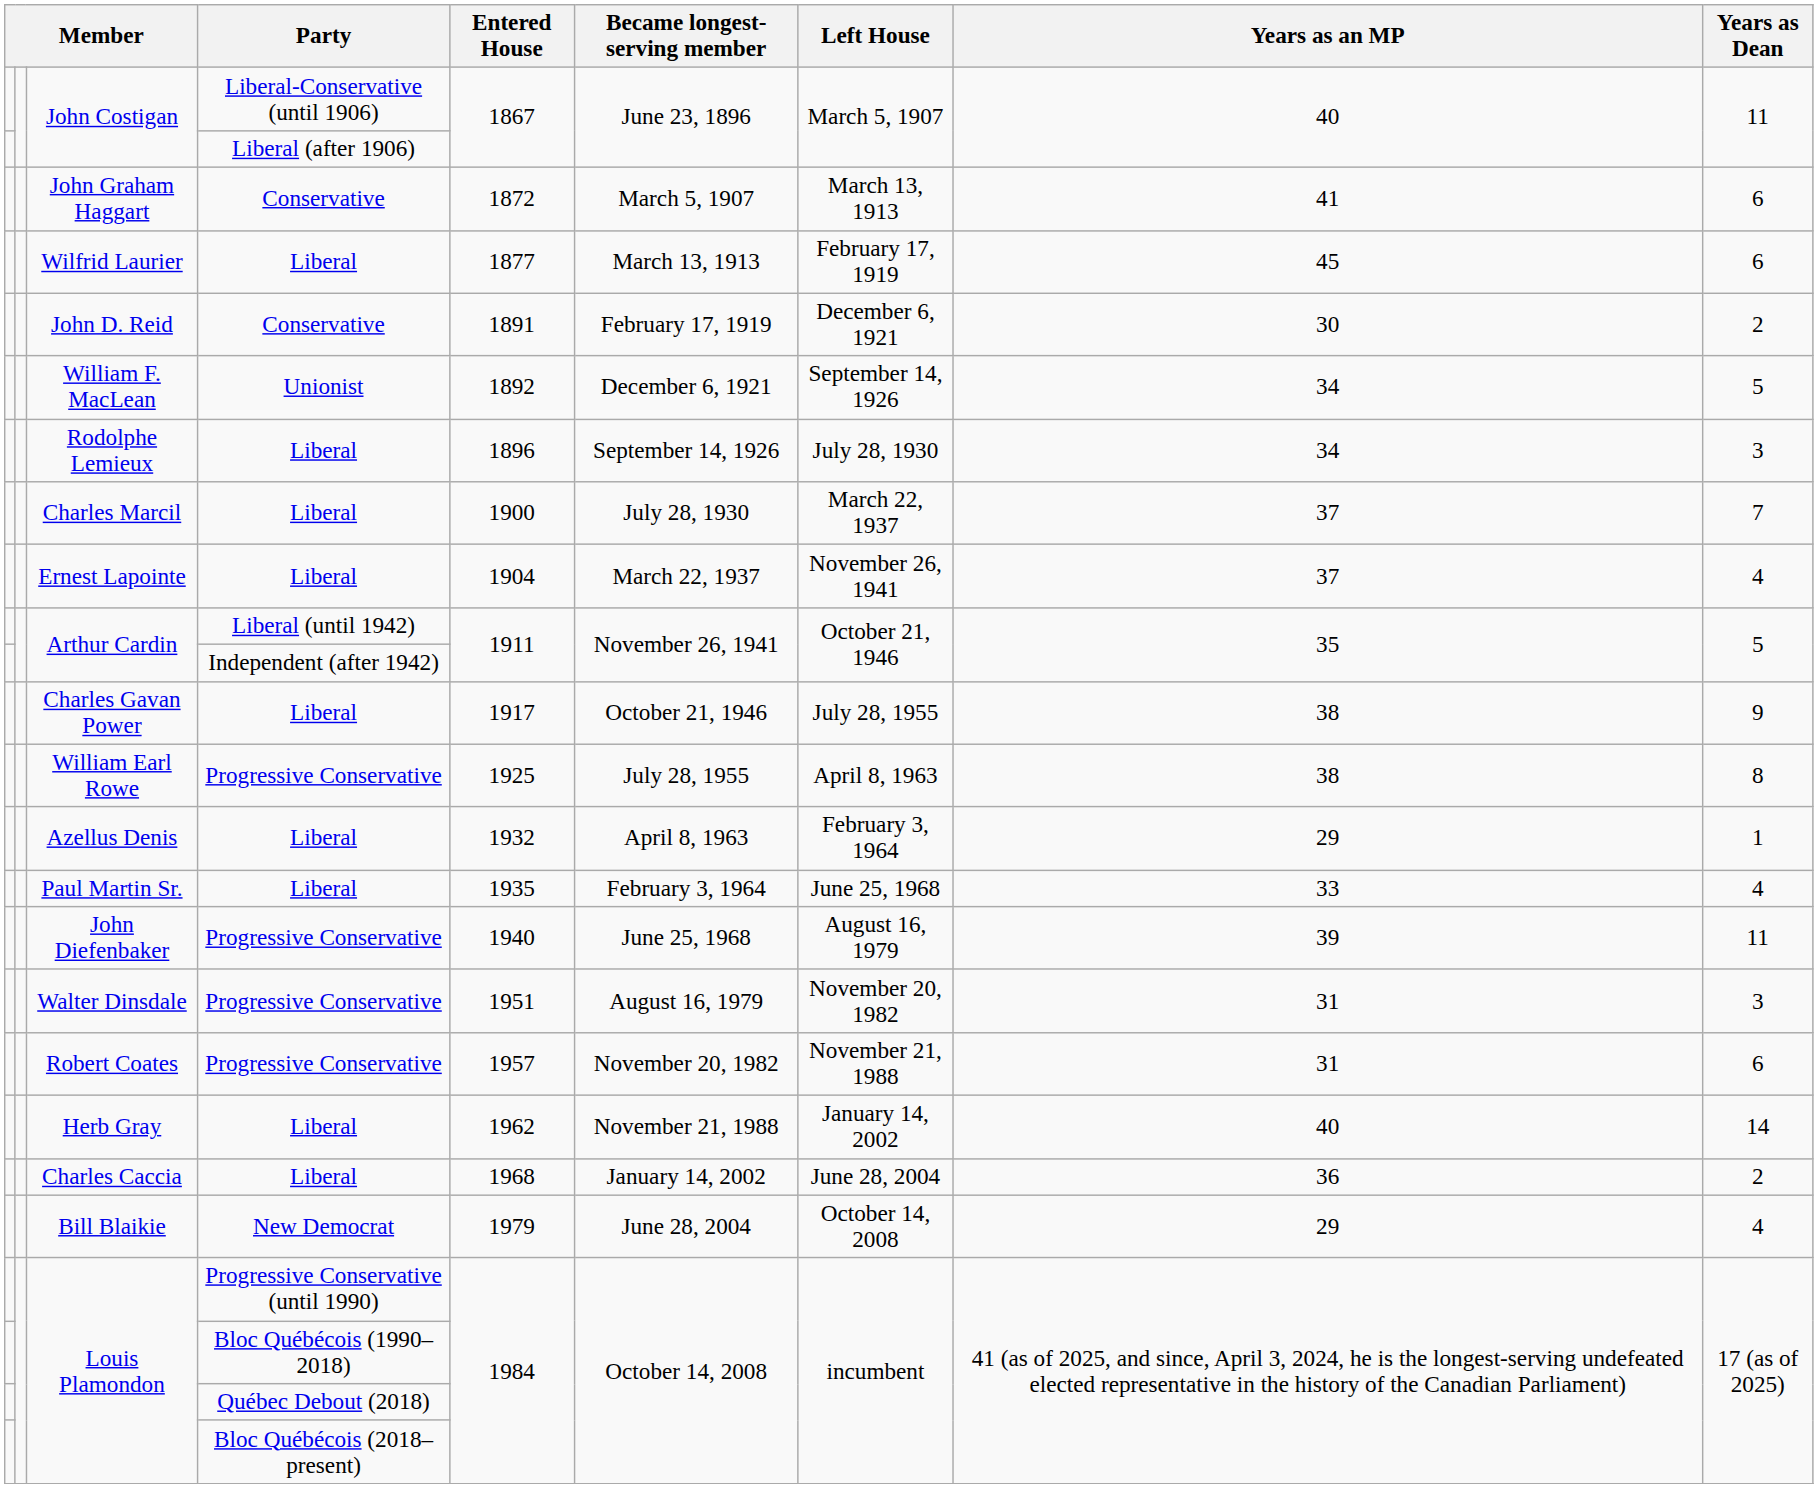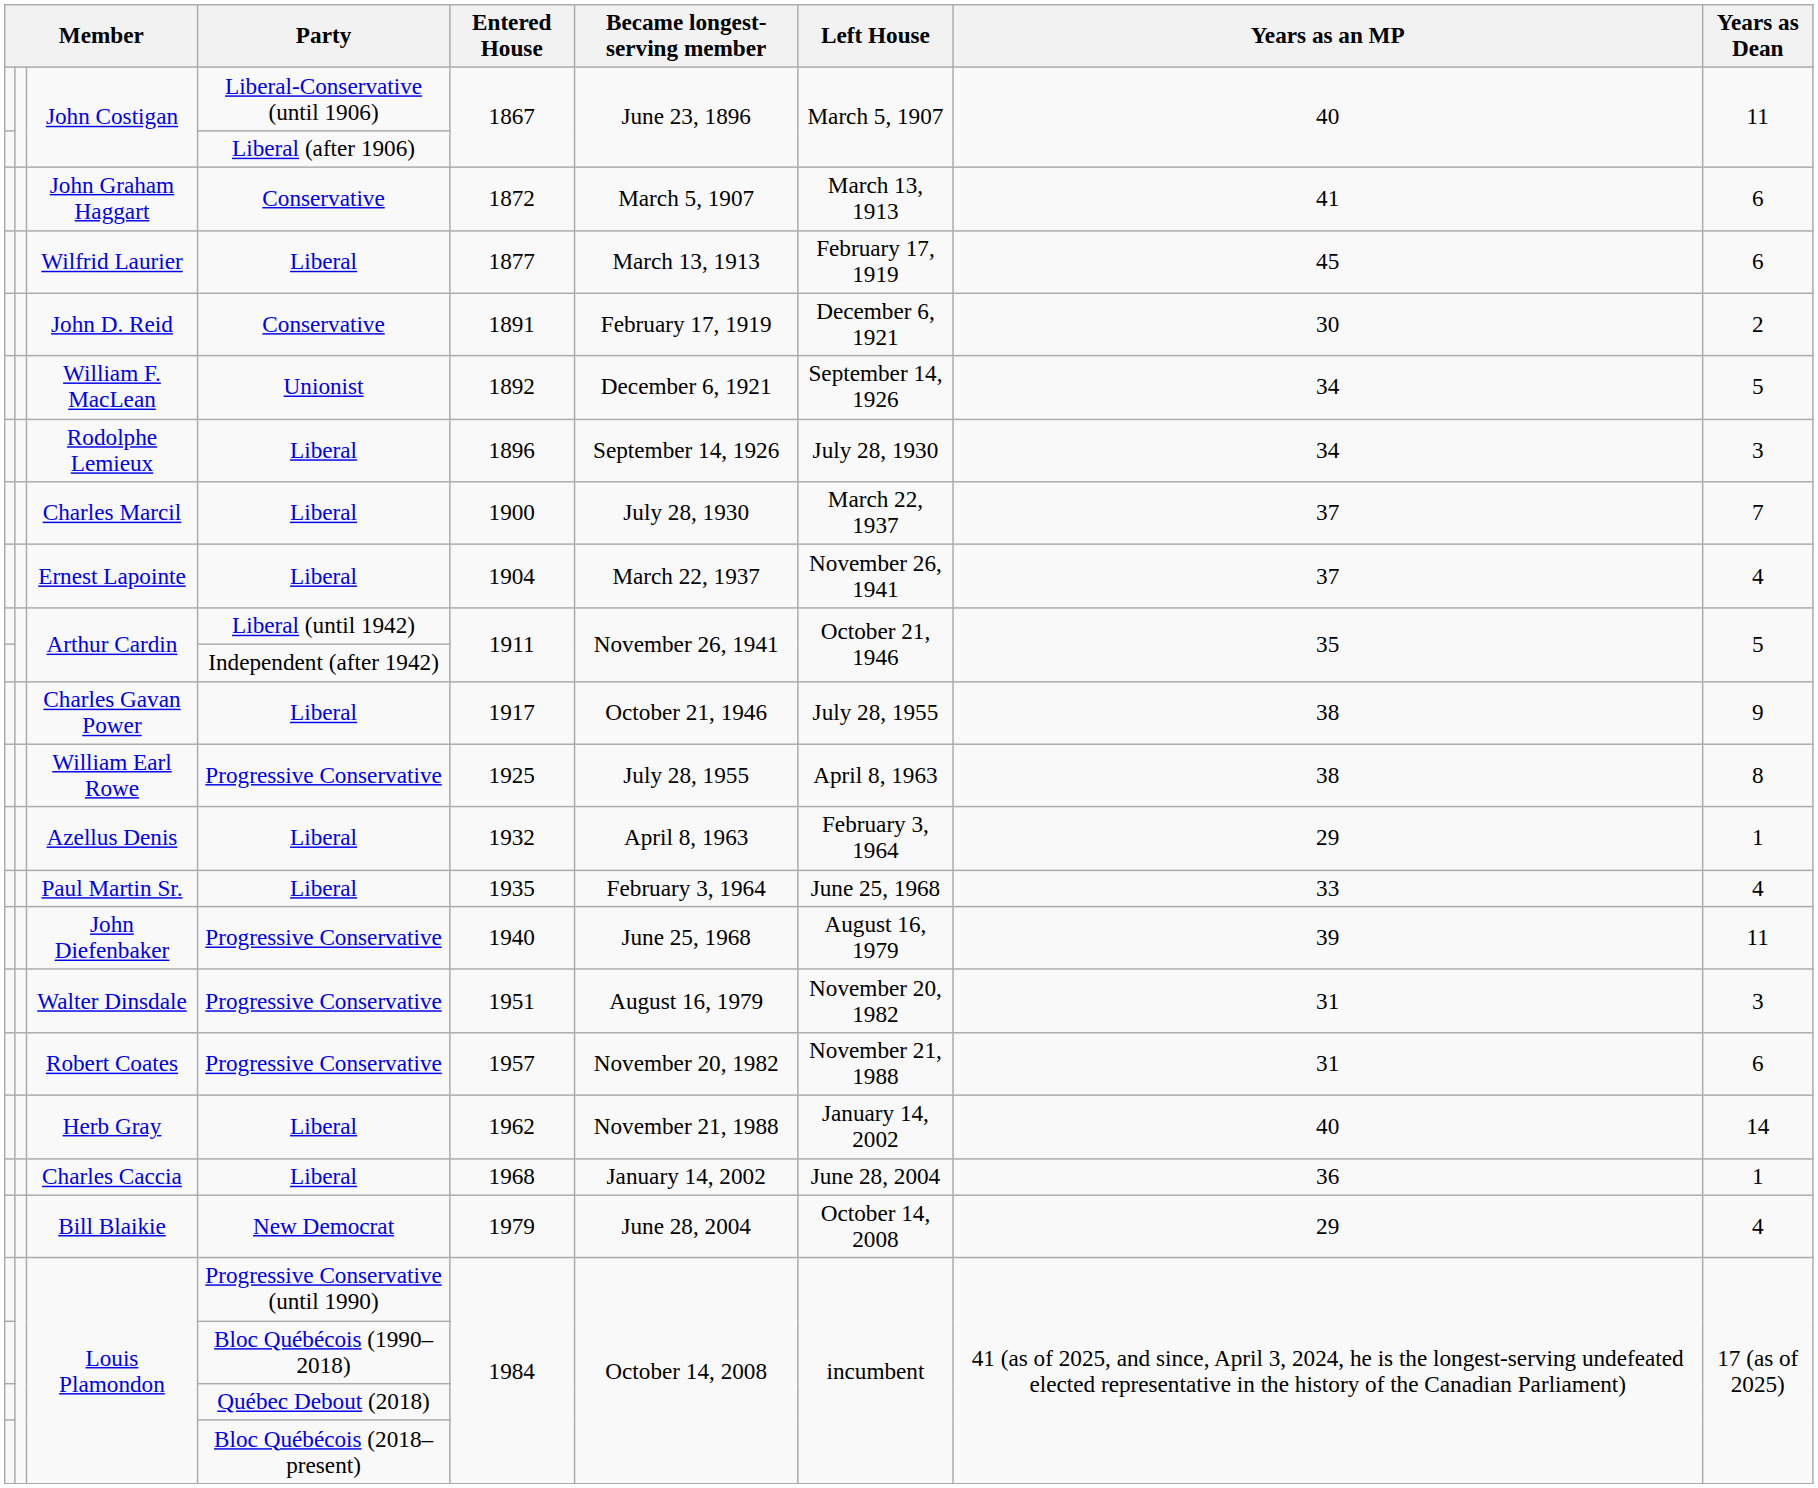(1758, 1176) 2 -> (1758, 1176) 1
